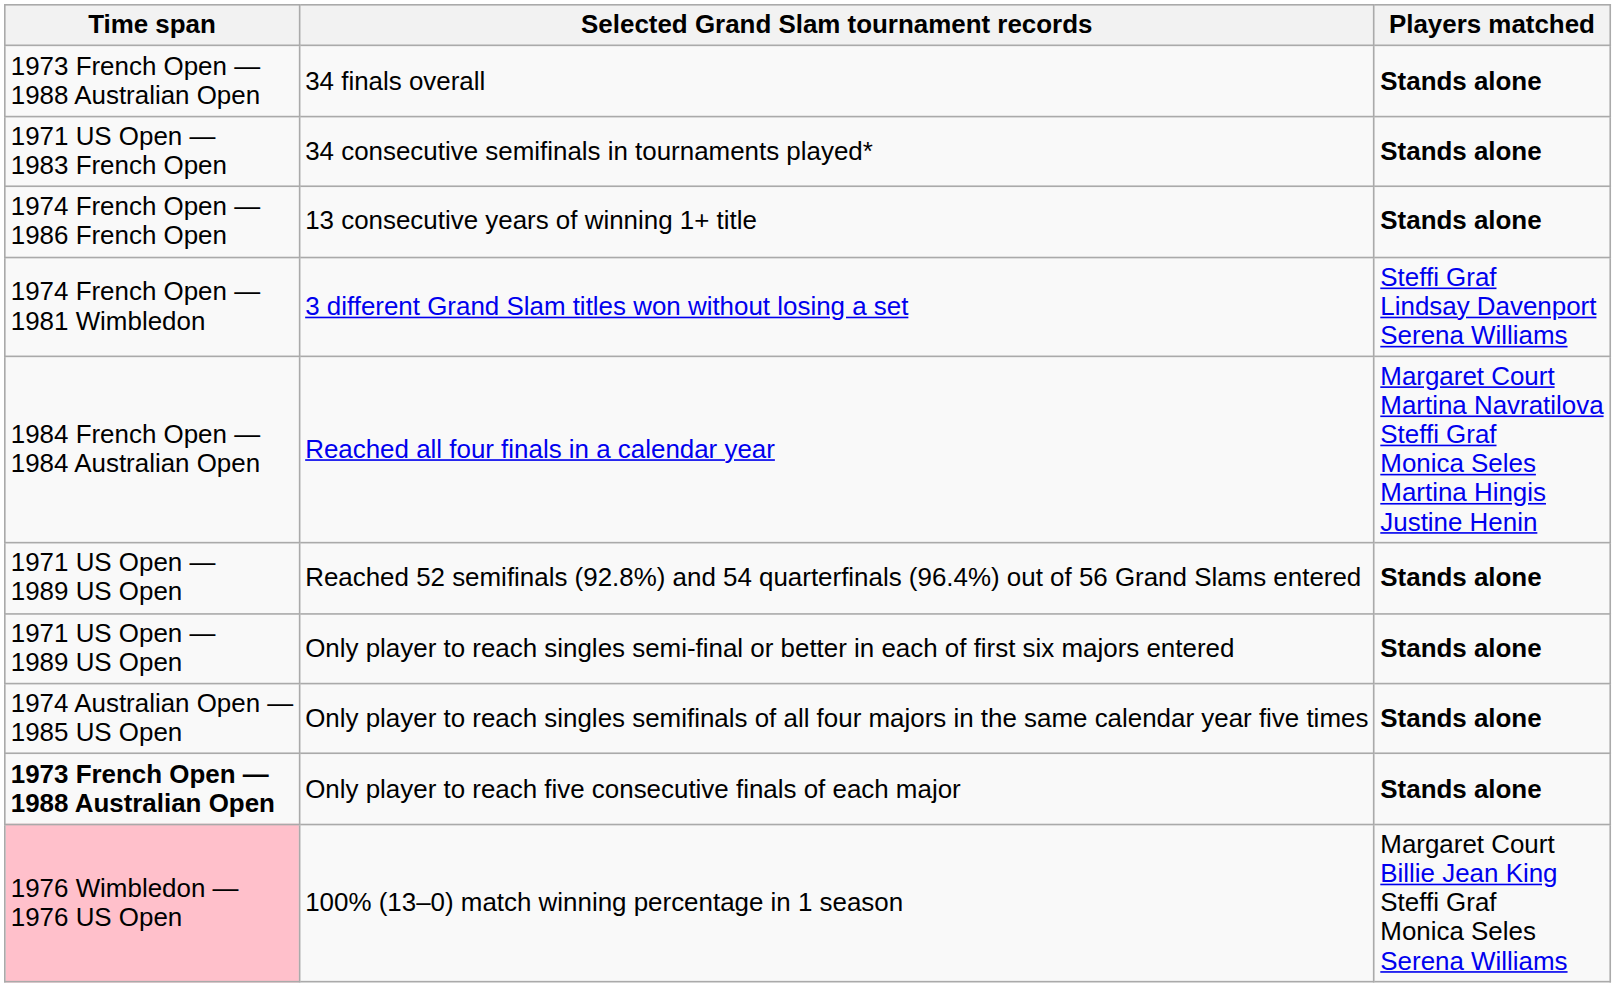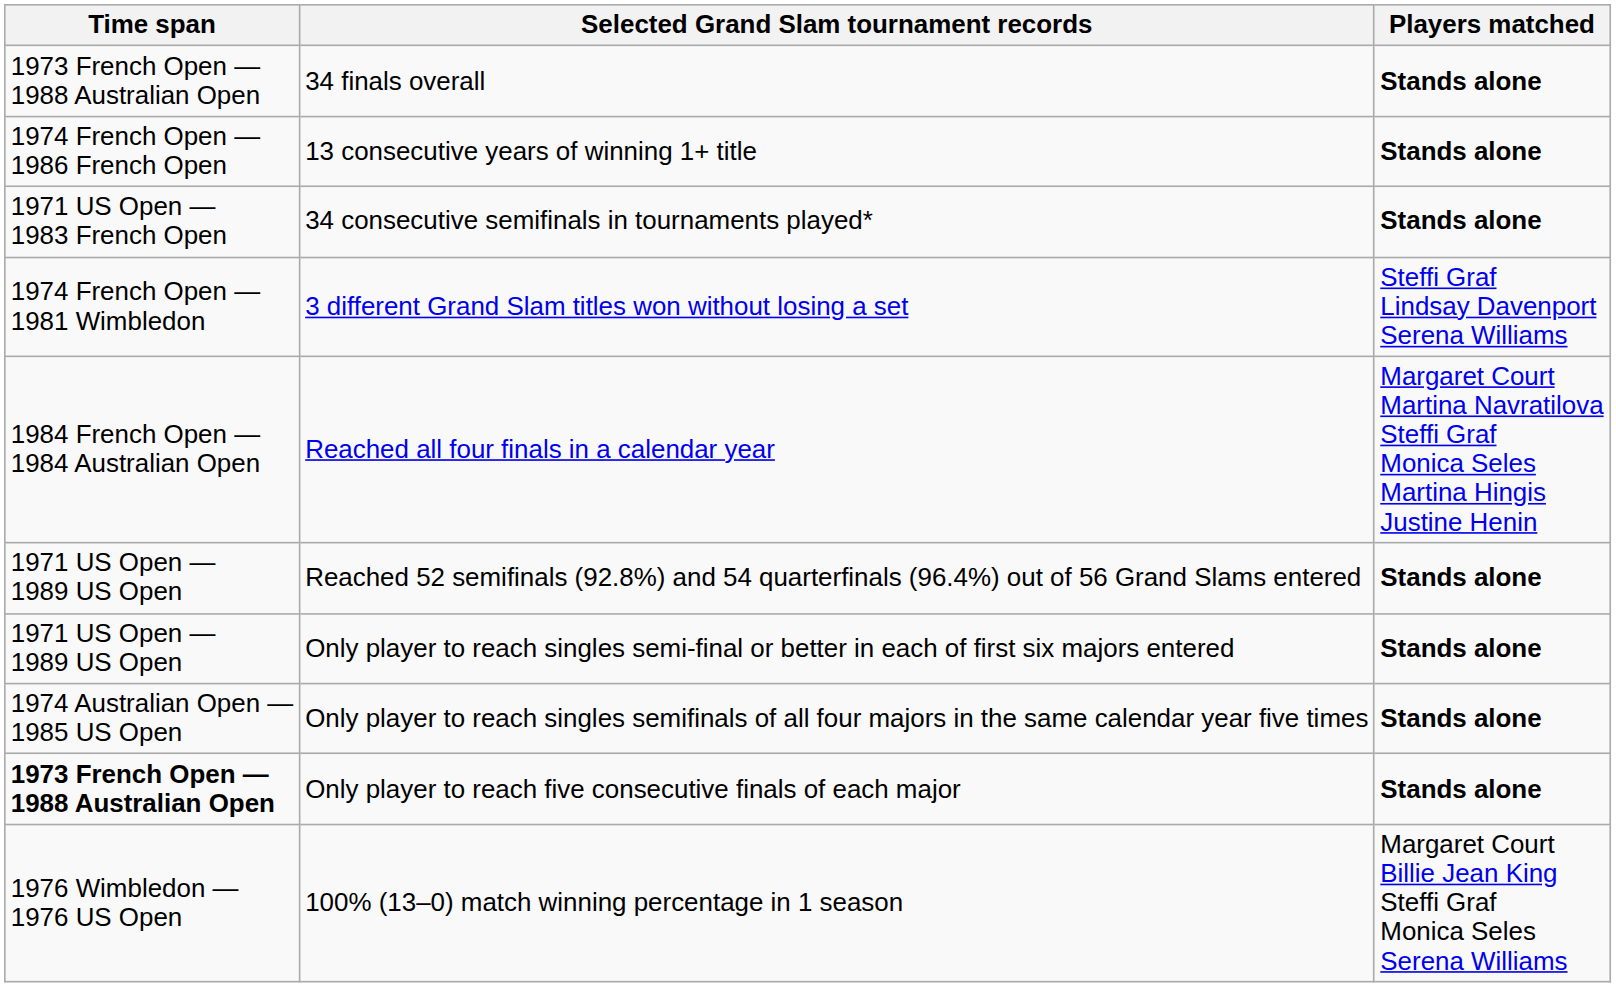rows swapped: (589, 151) <-> (531, 221)
(125, 902) pink background -> (125, 902) no background
